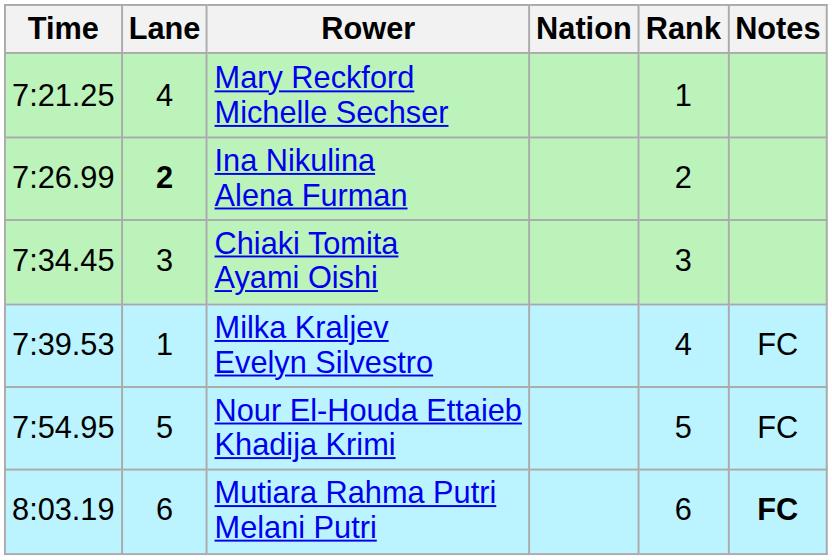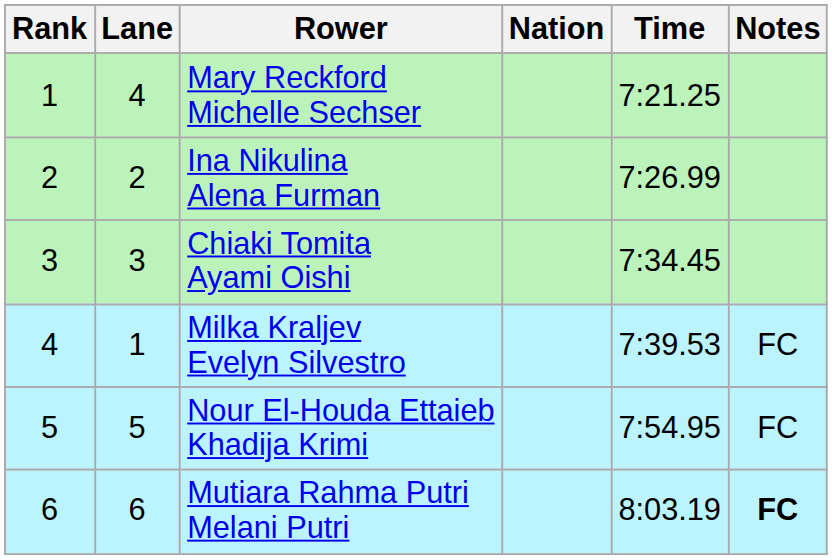columns swapped: (683, 28) <-> (63, 28)
(165, 178) bold -> (137, 178) normal
